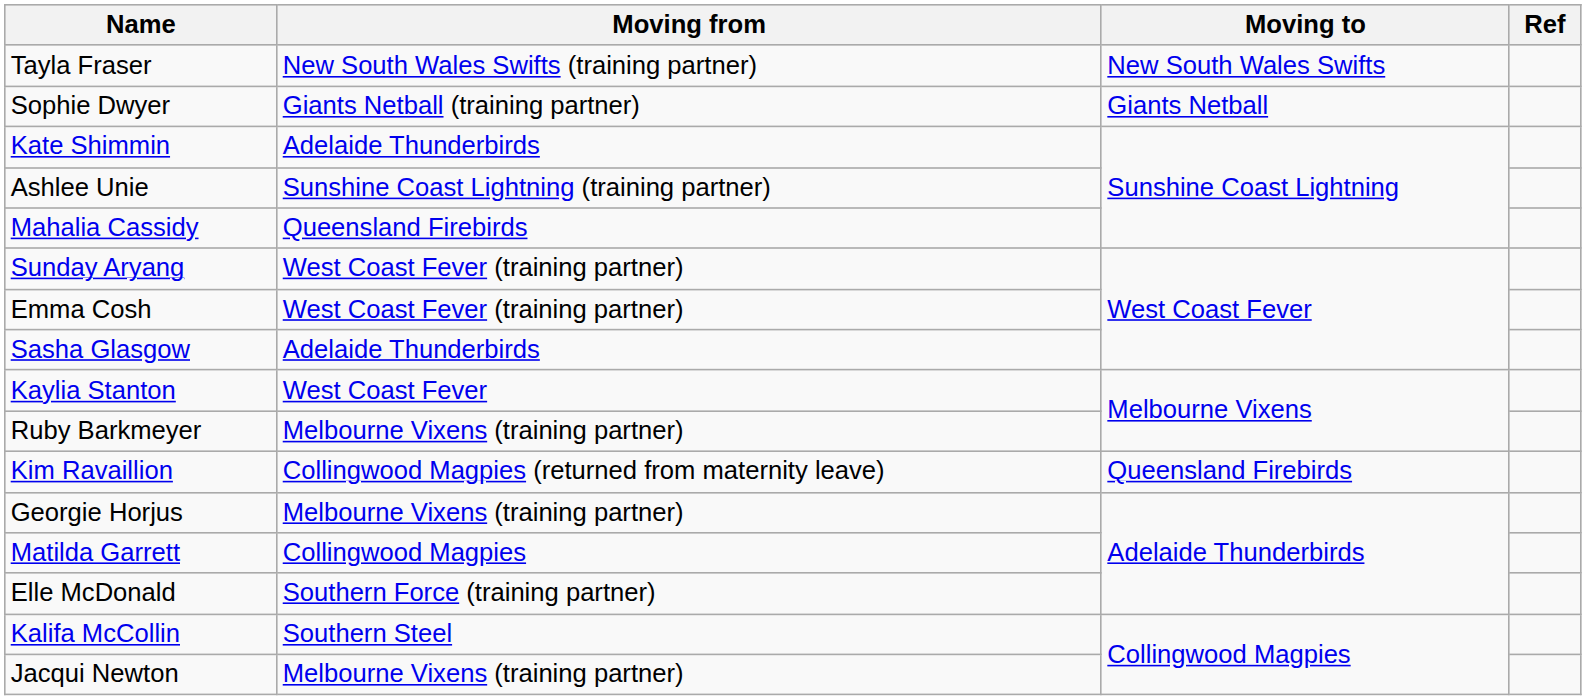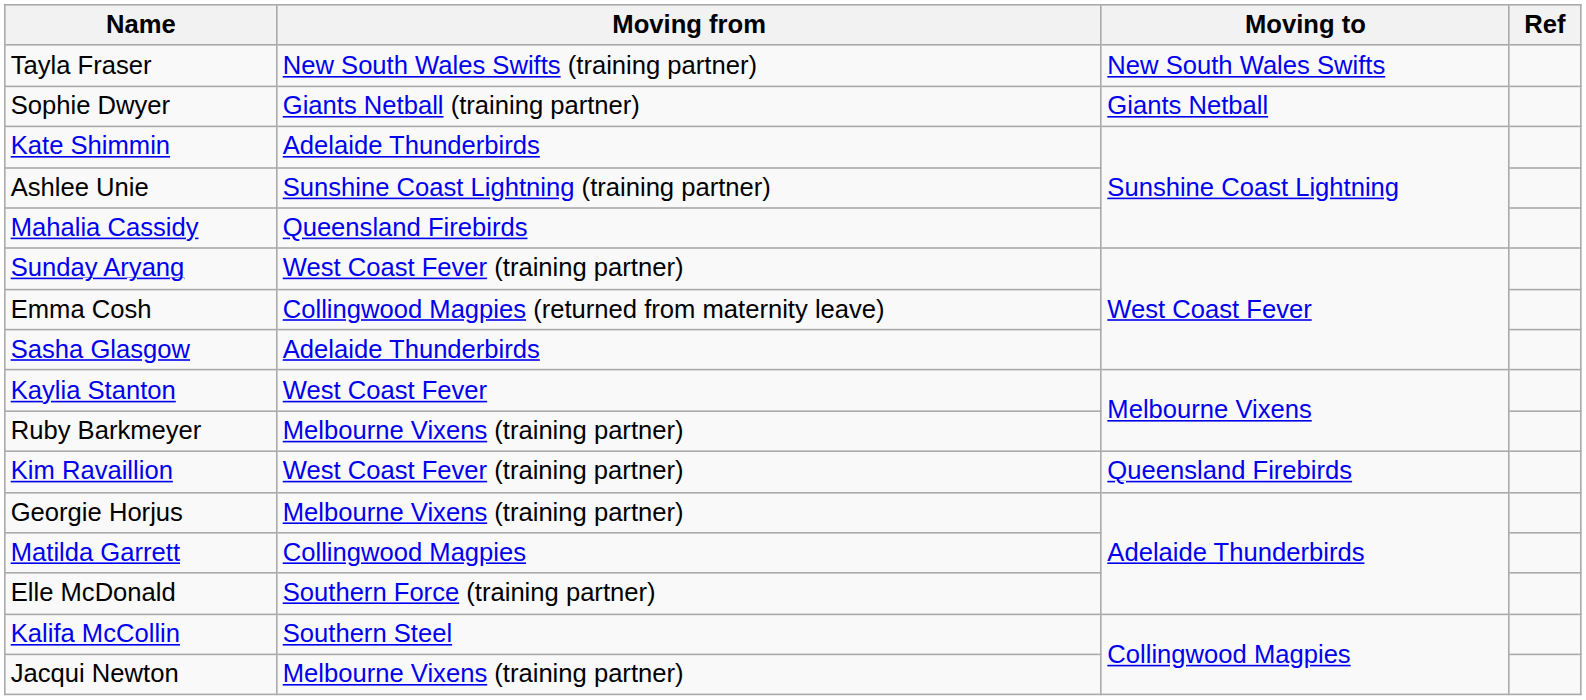(483, 308) West Coast Fever (training partner) -> (584, 308) Collingwood Magpies (returned from maternity leave)
(584, 471) Collingwood Magpies (returned from maternity leave) -> (483, 471) West Coast Fever (training partner)
